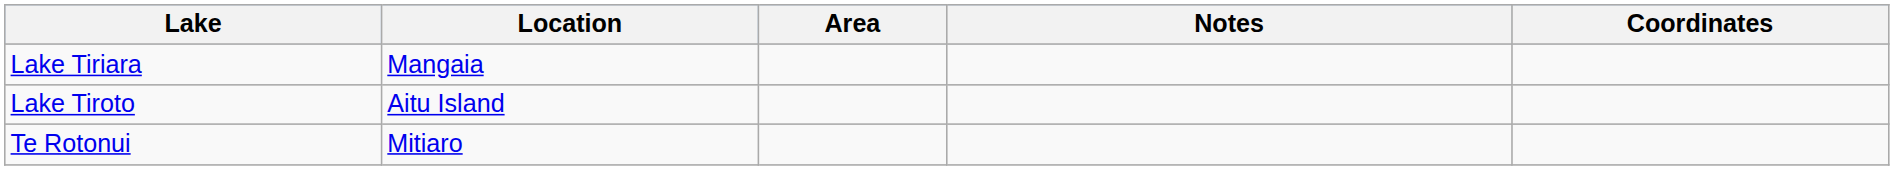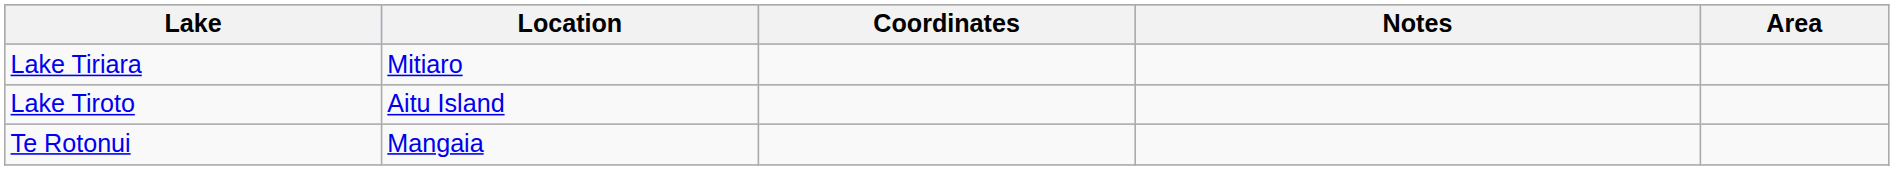columns swapped: (852, 24) <-> (1700, 24)
(435, 64) Mangaia -> (425, 64) Mitiaro
(425, 143) Mitiaro -> (435, 143) Mangaia
